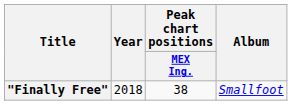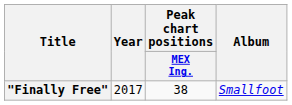(128, 90) 2018 -> (128, 90) 2017
